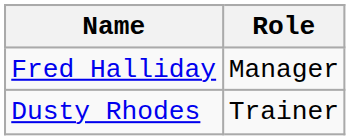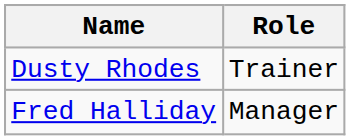rows swapped: (114, 69) <-> (106, 112)
